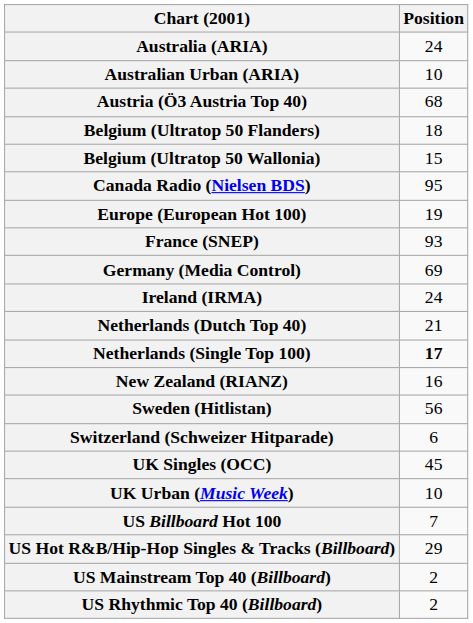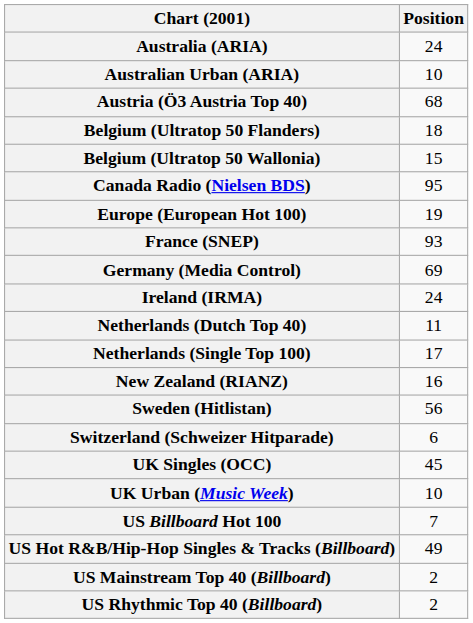(434, 325) 21 -> (434, 325) 11
(434, 353) bold -> (434, 353) normal
(434, 548) 29 -> (434, 548) 49
